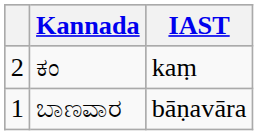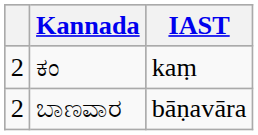(17, 108) 1 -> (17, 108) 2
